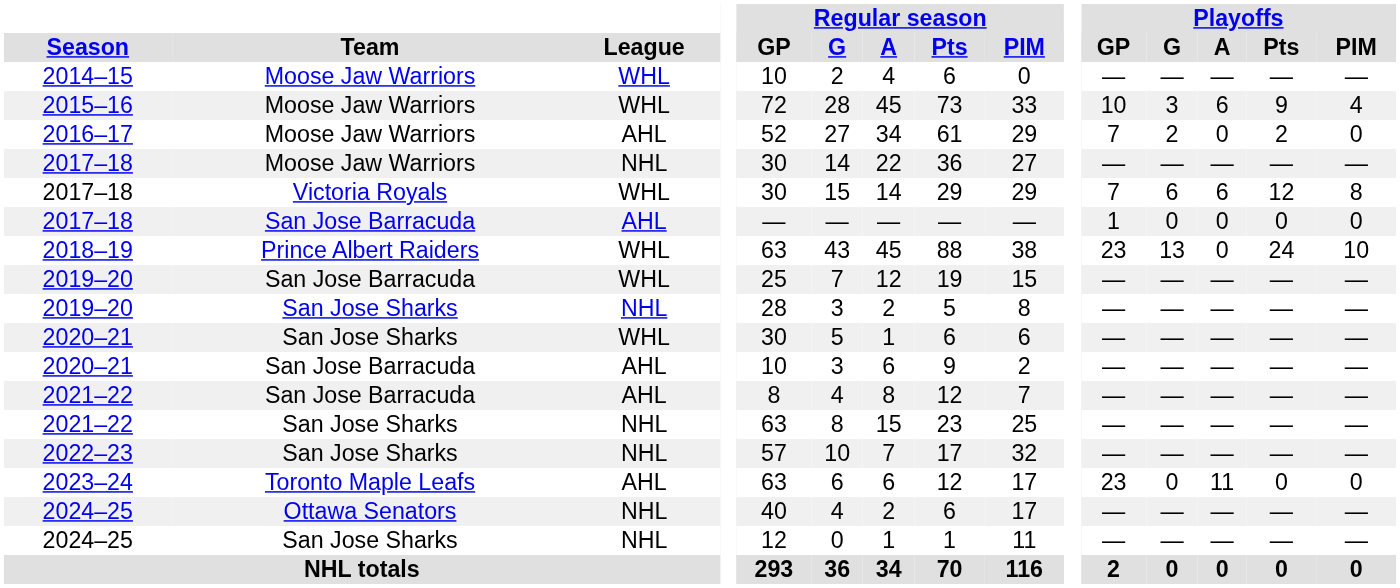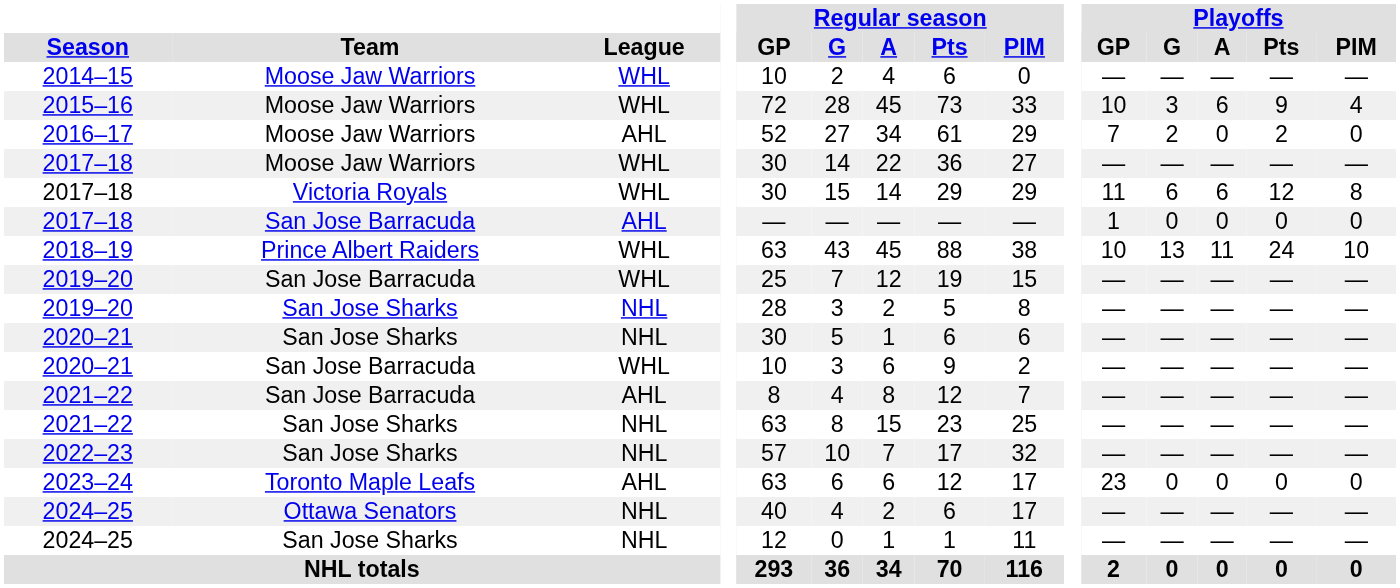(644, 163) NHL -> (644, 163) WHL
(1114, 192) 7 -> (1114, 192) 11
(1114, 250) 23 -> (1114, 250) 10
(1222, 250) 0 -> (1222, 250) 11
(644, 337) WHL -> (644, 337) NHL
(644, 366) AHL -> (644, 366) WHL
(1222, 482) 11 -> (1222, 482) 0
